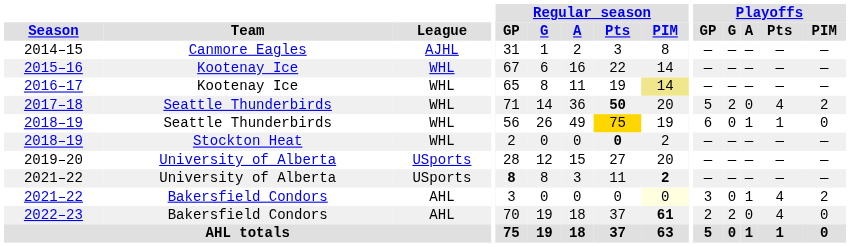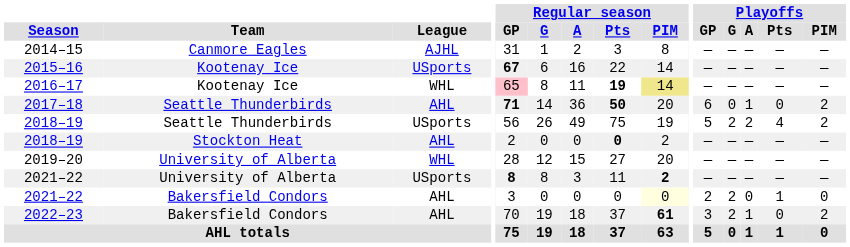(442, 68) WHL -> (442, 68) USports
(511, 68) normal -> (511, 68) bold
(511, 87) no background -> (511, 87) pink background
(618, 87) normal -> (618, 87) bold
(442, 105) WHL -> (442, 105) AHL
(511, 105) normal -> (511, 105) bold
(708, 105) 5 -> (708, 105) 6
(732, 105) 2 -> (732, 105) 0
(749, 105) 0 -> (749, 105) 1
(780, 105) 4 -> (780, 105) 0
(442, 123) WHL -> (442, 123) USports
(618, 123) gold background -> (618, 123) no background
(708, 123) 6 -> (708, 123) 5
(732, 123) 0 -> (732, 123) 2
(749, 123) 1 -> (749, 123) 2
(780, 123) 1 -> (780, 123) 4
(824, 123) 0 -> (824, 123) 2
(442, 142) WHL -> (442, 142) AHL
(442, 160) USports -> (442, 160) WHL
(708, 197) 3 -> (708, 197) 2
(732, 197) 0 -> (732, 197) 2
(749, 197) 1 -> (749, 197) 0
(780, 197) 4 -> (780, 197) 1
(824, 197) 2 -> (824, 197) 0
(708, 215) 2 -> (708, 215) 3
(749, 215) 0 -> (749, 215) 1
(780, 215) 4 -> (780, 215) 0
(824, 215) 0 -> (824, 215) 2
